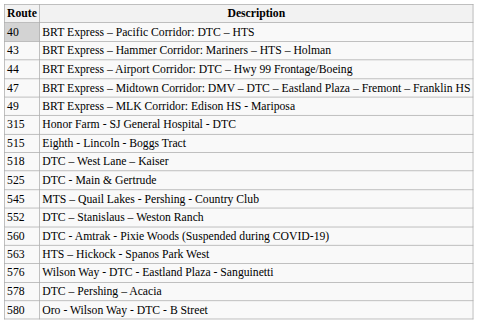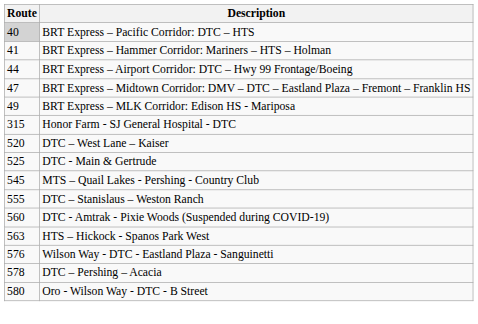(13, 50) 43 -> (13, 50) 41
- row: (114, 143)
(16, 161) 518 -> (16, 143) 520
(16, 217) 552 -> (16, 198) 555
